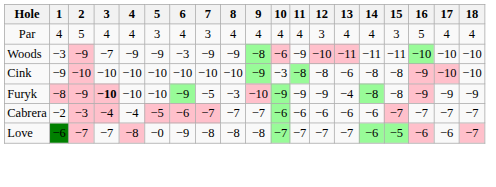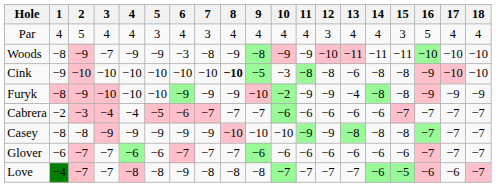(59, 53) −3 -> (59, 53) −8
(208, 53) −9 -> (208, 53) −8
(280, 53) −6 -> (284, 53) −9
(233, 73) normal -> (233, 73) bold
(258, 73) −9 -> (258, 73) −5
(107, 93) bold -> (107, 93) normal
(208, 93) −5 -> (208, 93) −9
(233, 93) −3 -> (233, 93) −9
(280, 93) −9 -> (284, 93) −2
+ row: (23, 133)
+ row: (25, 152)
(59, 133) −6 -> (59, 172) −4
(157, 133) −0 -> (157, 172) −8
